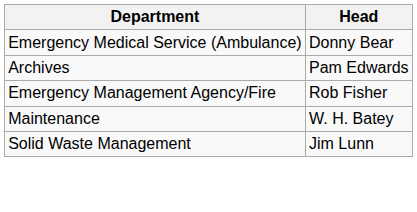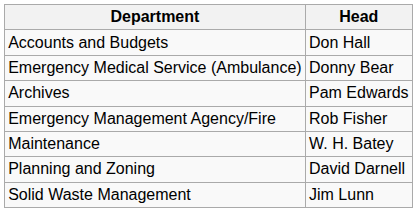+ row: (88, 42)
+ row: (82, 169)
